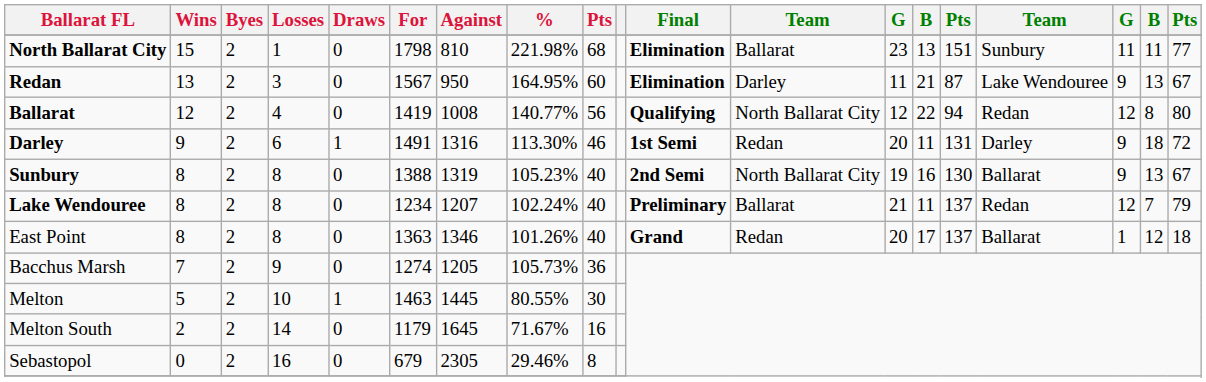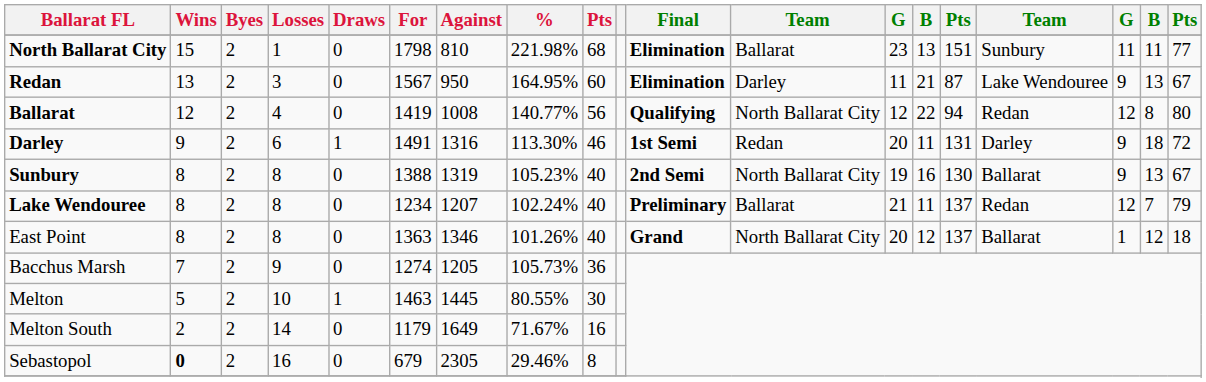(759, 236) Redan -> (808, 236) North Ballarat City
(926, 236) 17 -> (926, 236) 12
(459, 329) 1645 -> (459, 329) 1649
(180, 360) normal -> (180, 360) bold
